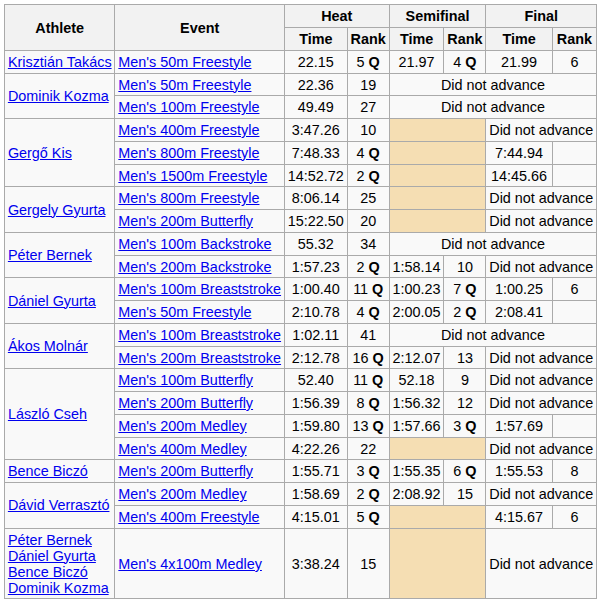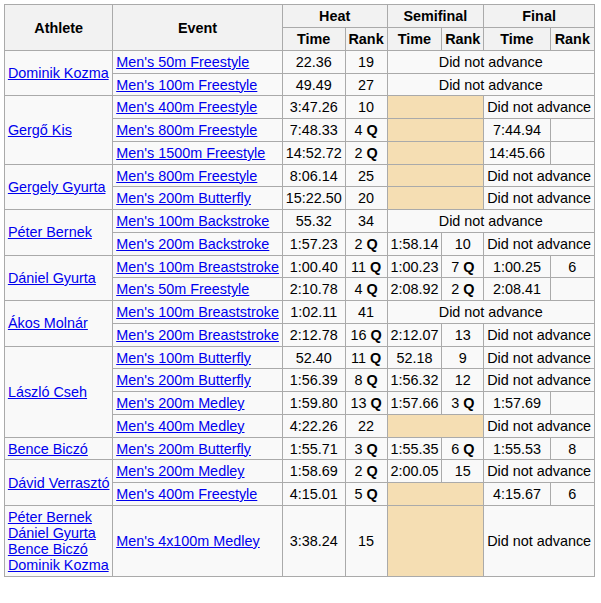- row: (316, 62)
(417, 312) 2:00.05 -> (414, 289) 2:08.92
(417, 494) 2:08.92 -> (414, 471) 2:00.05
